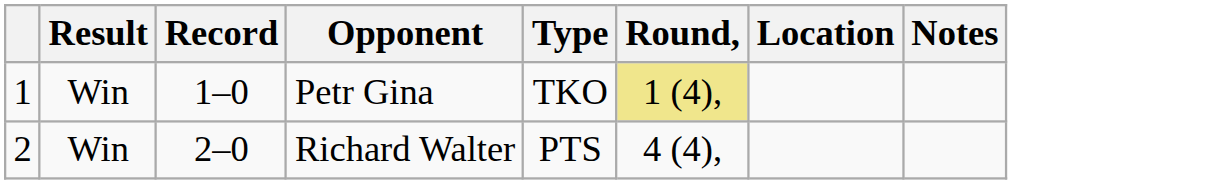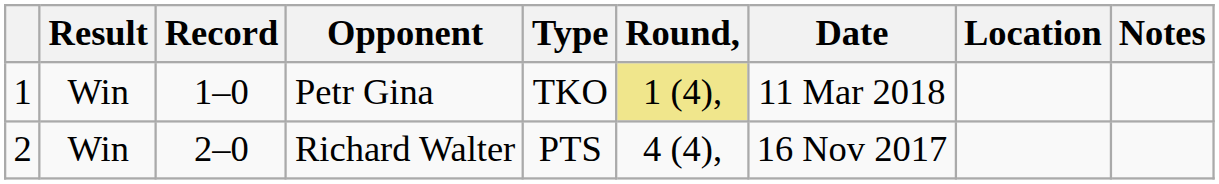+ column: (852, 33)
